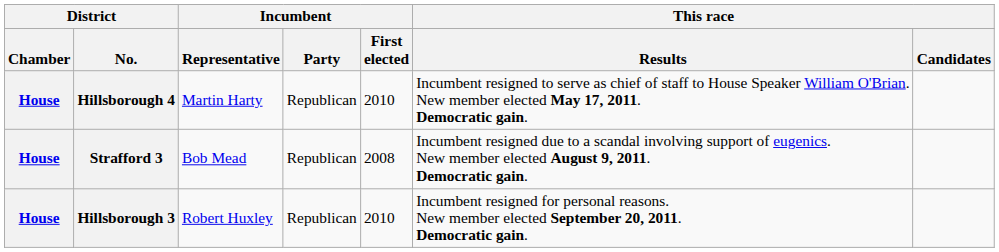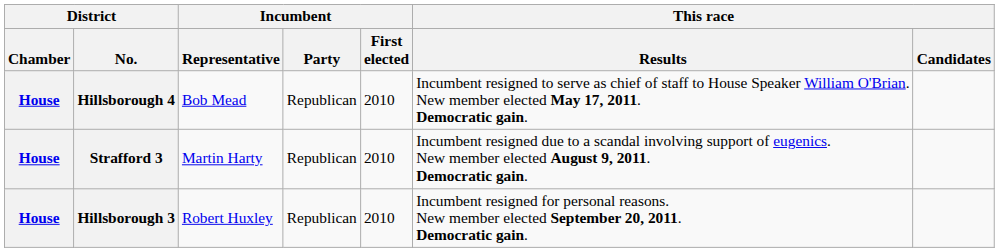(222, 99) Martin Harty -> (214, 99) Bob Mead
(214, 158) Bob Mead -> (222, 158) Martin Harty
(379, 158) 2008 -> (379, 158) 2010
